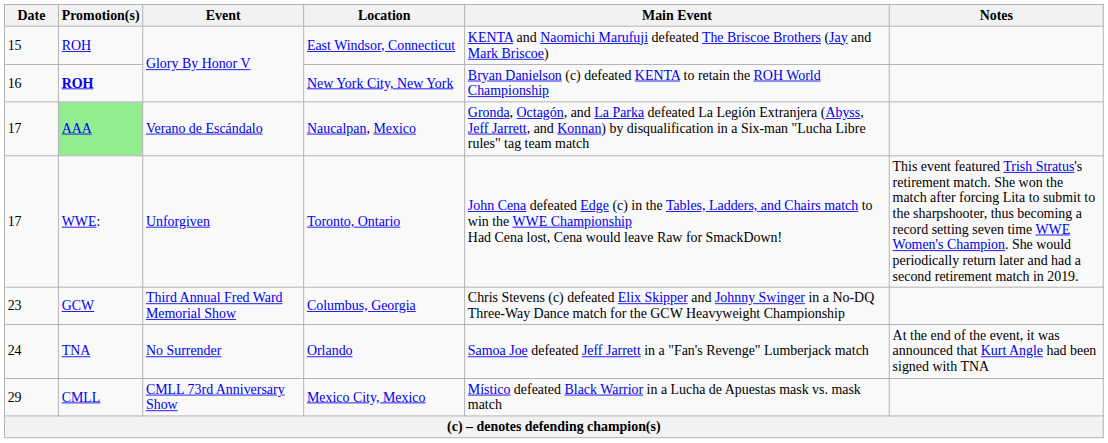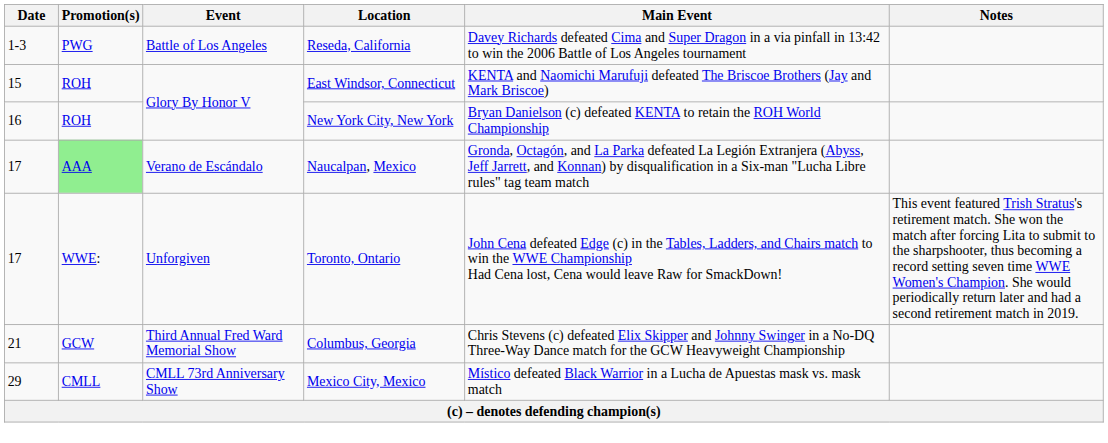+ row: (359, 45)
(78, 83) bold -> (76, 120) normal
(15, 306) 23 -> (15, 343) 21
- row: (330, 351)
